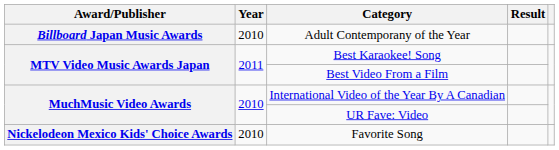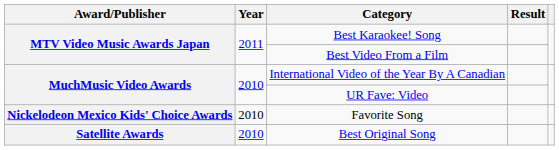- row: (387, 34)
+ row: (387, 134)
